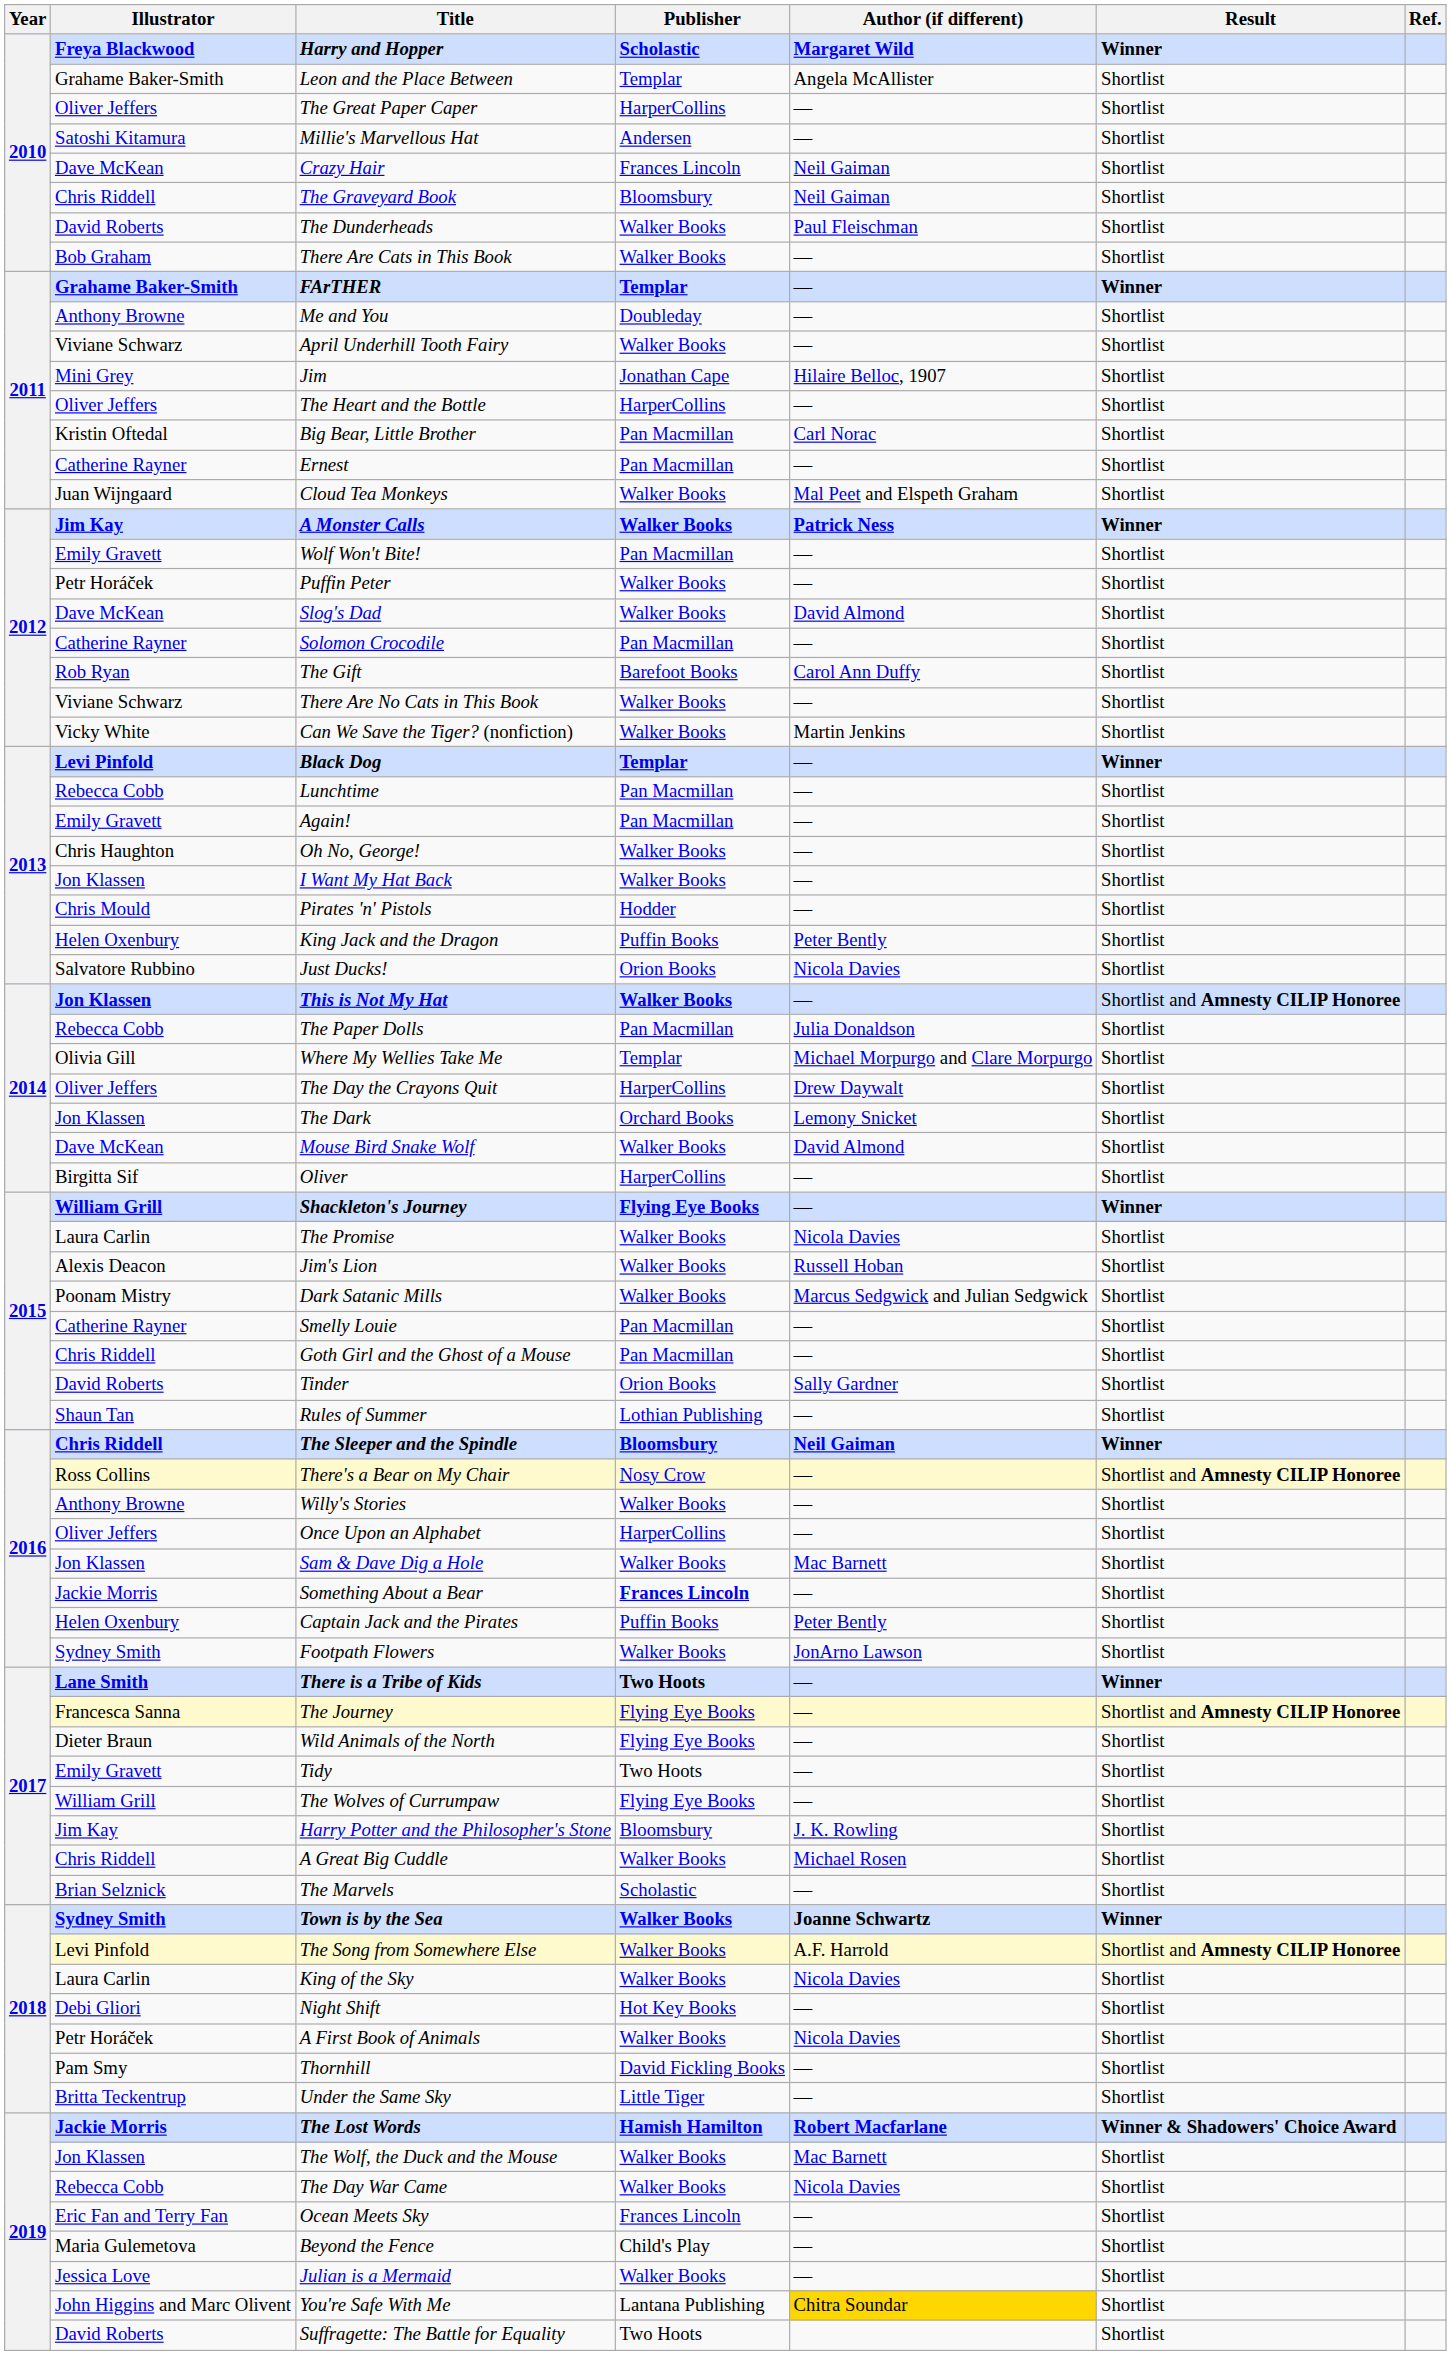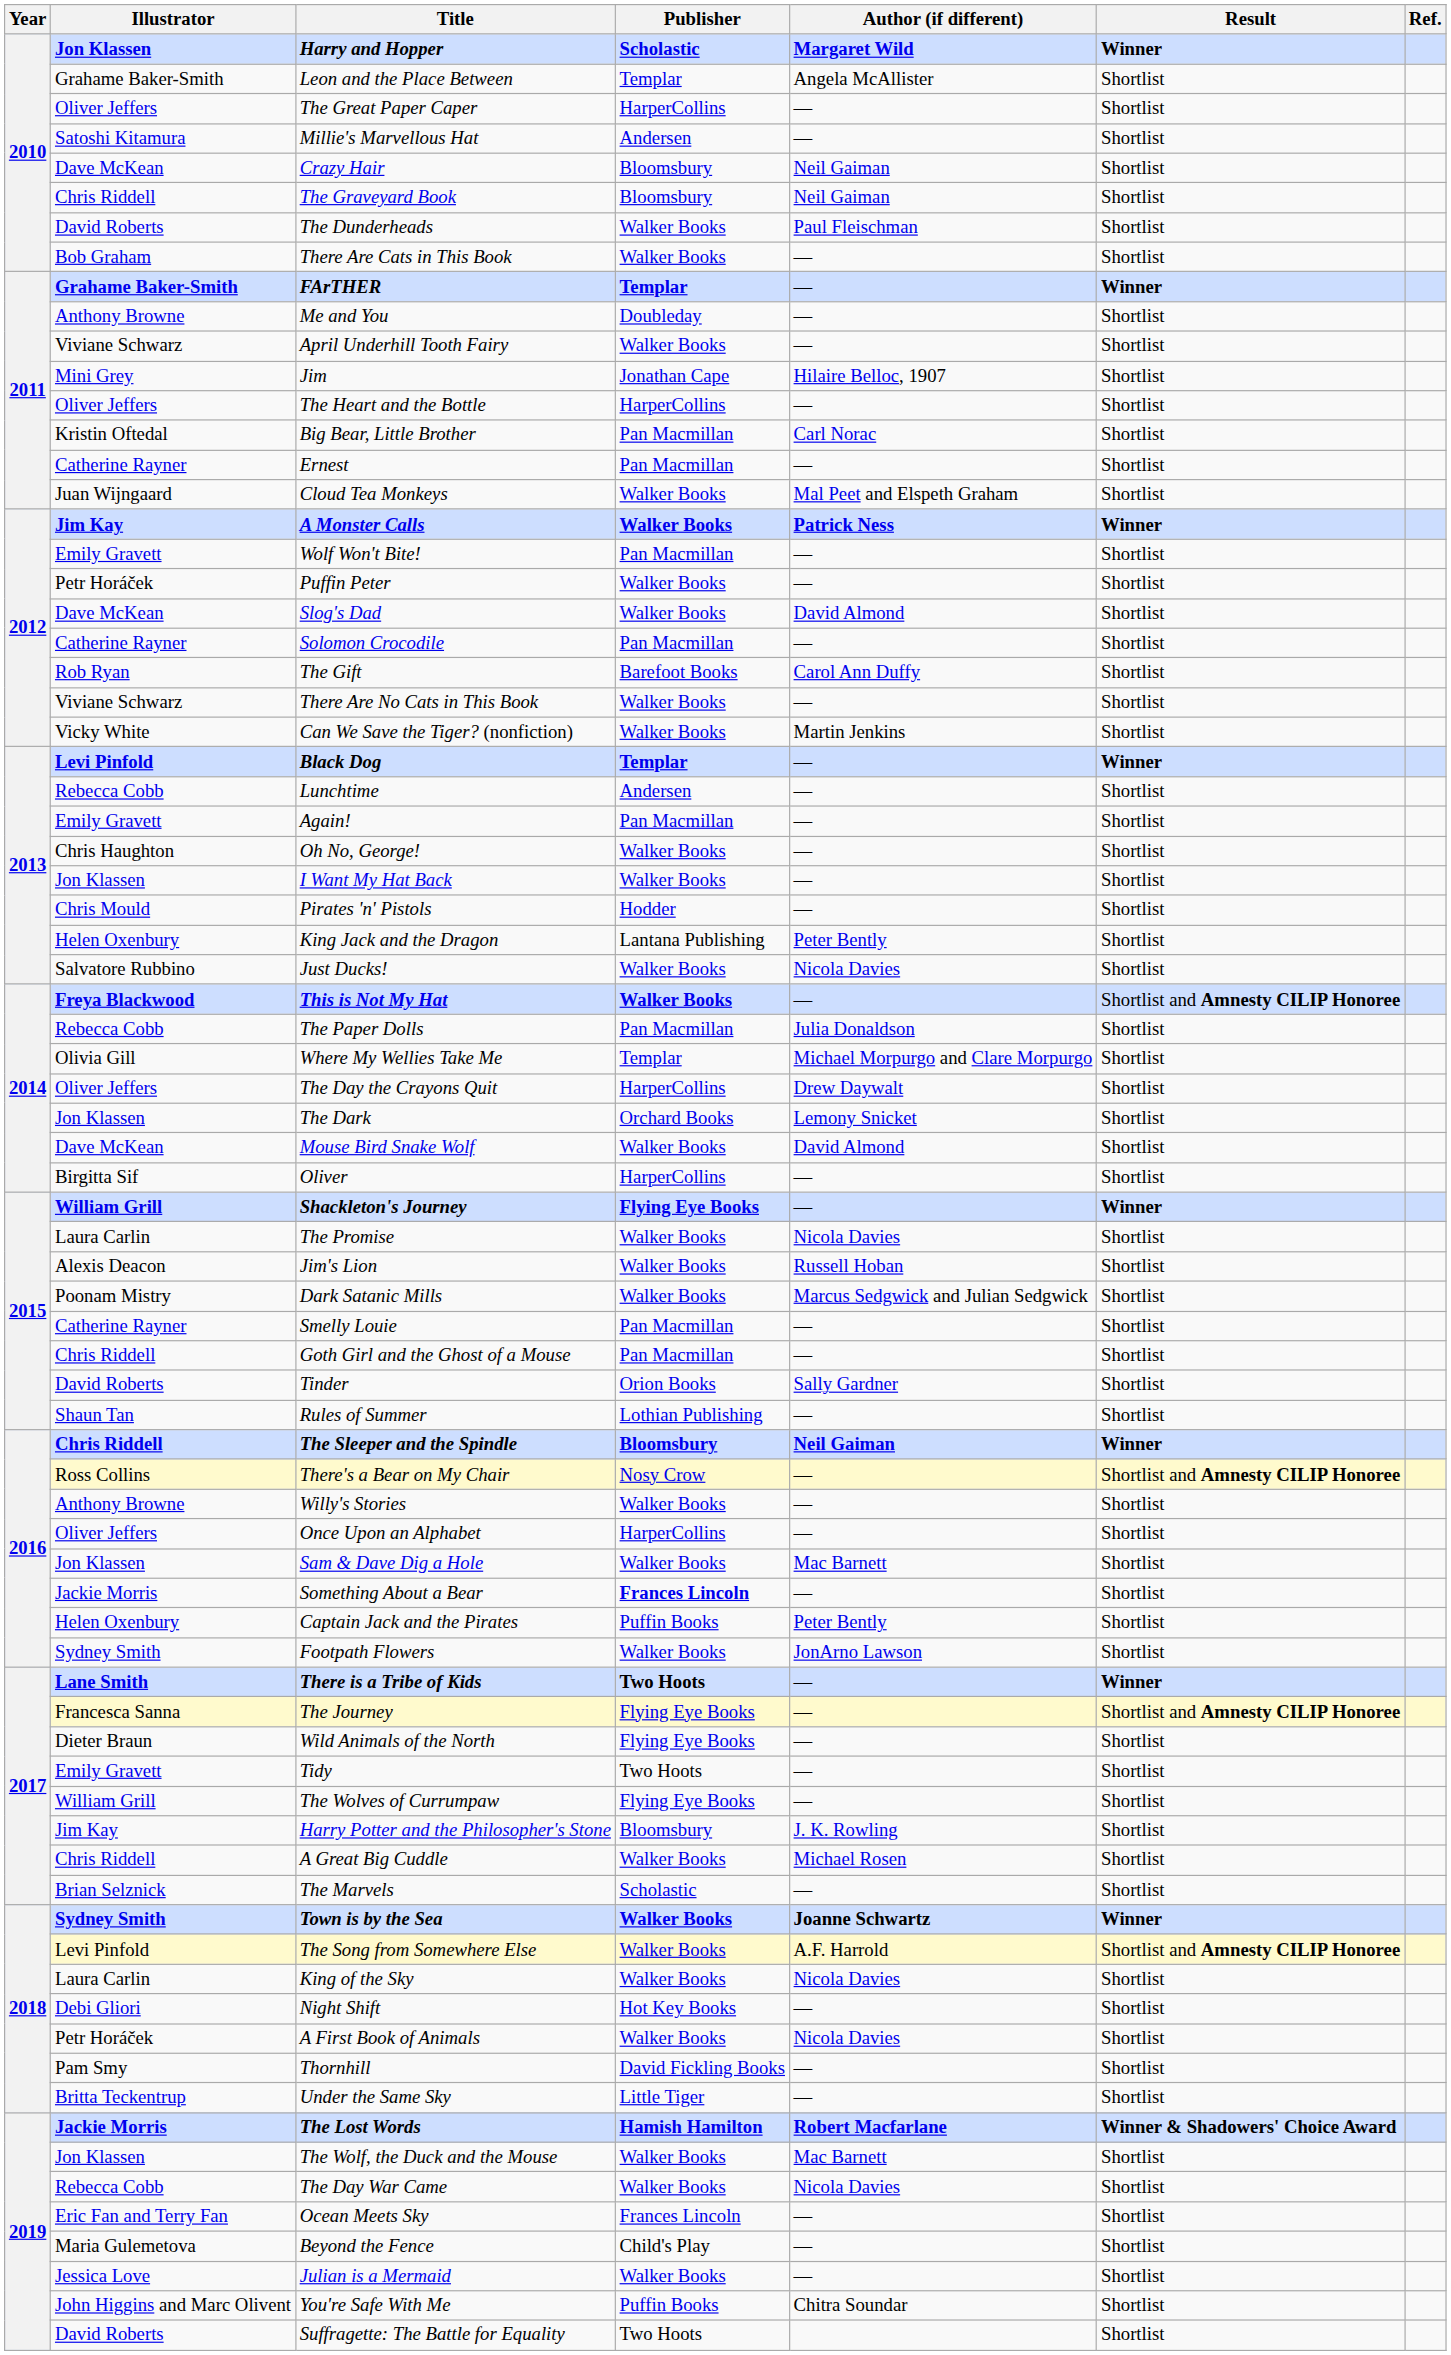(125, 49) Freya Blackwood -> (103, 49) Jon Klassen
(680, 167) Frances Lincoln -> (666, 167) Bloomsbury
(677, 791) Pan Macmillan -> (655, 791) Andersen
(669, 939) Puffin Books -> (692, 939) Lantana Publishing
(668, 969) Orion Books -> (673, 969) Walker Books
(103, 999) Jon Klassen -> (125, 999) Freya Blackwood
(692, 2305) Lantana Publishing -> (669, 2305) Puffin Books
(851, 2305) gold background -> (851, 2305) no background
